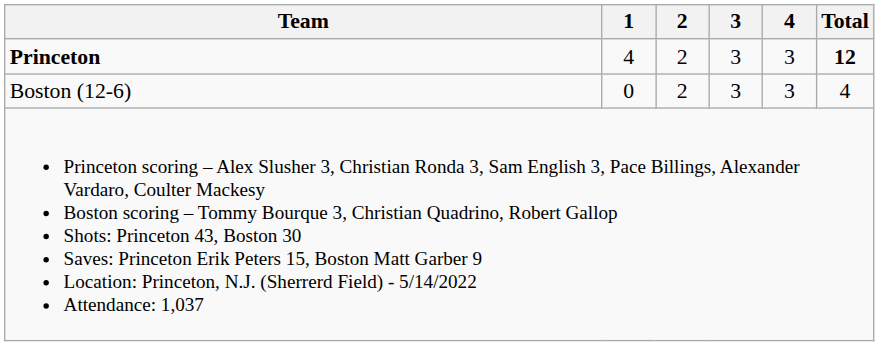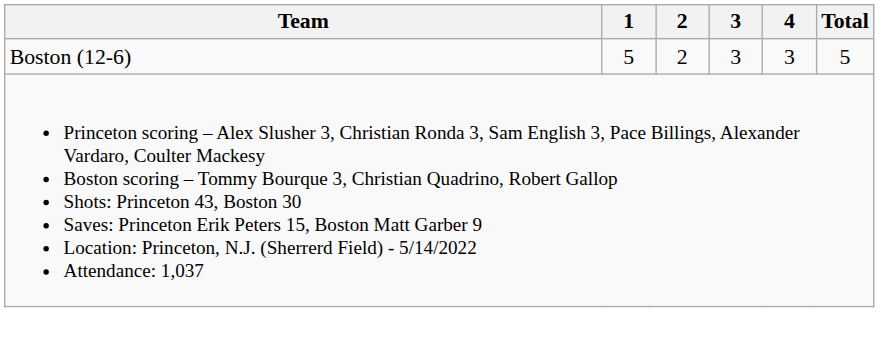- row: (55, 56)
(629, 90) 0 -> (629, 56) 5
(845, 90) 4 -> (845, 56) 5
